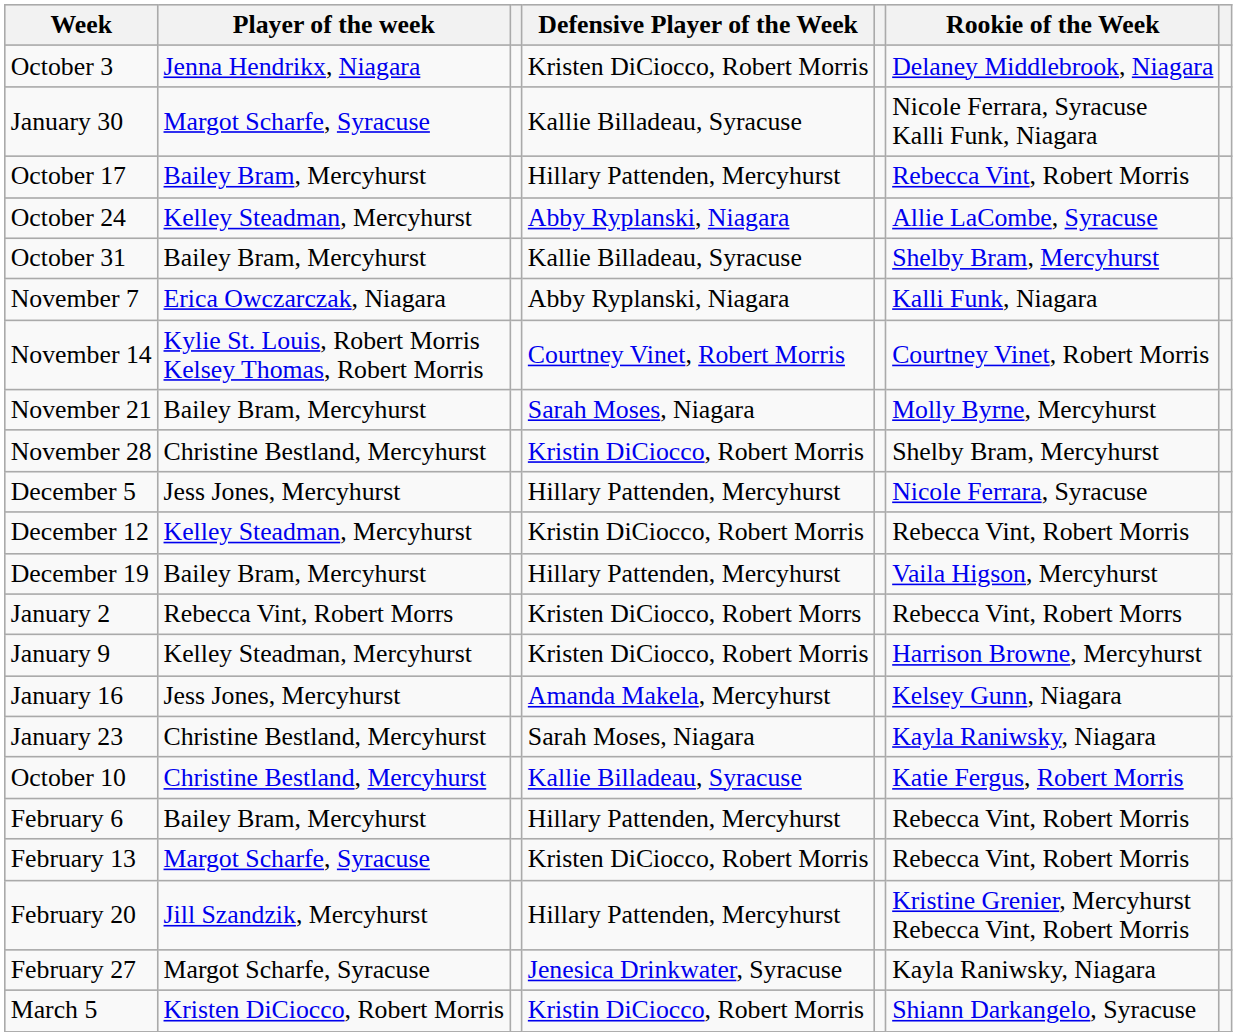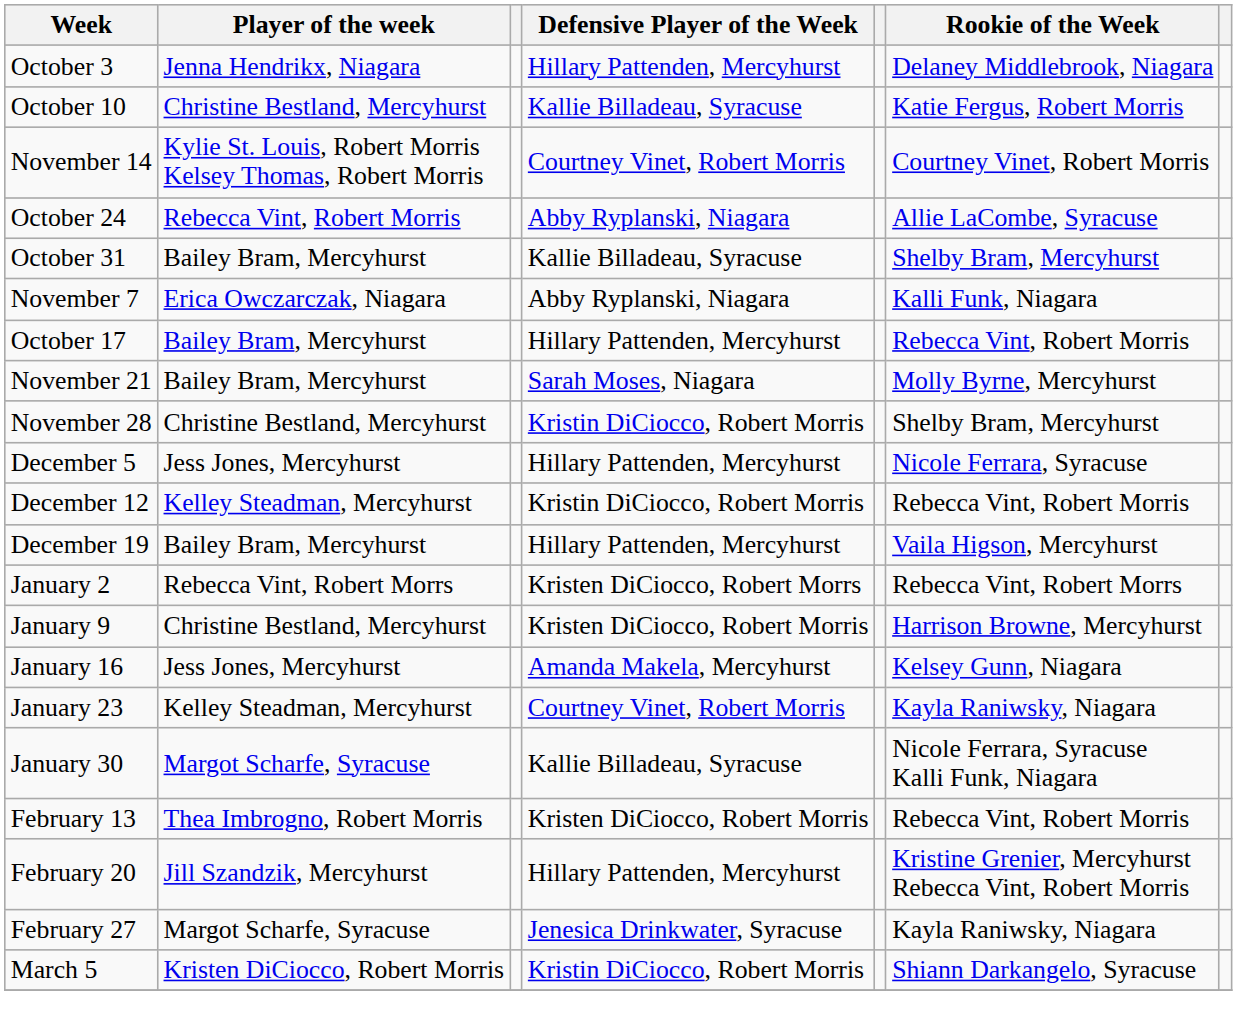(698, 65) Kristen DiCiocco, Robert Morris -> (684, 65) Hillary Pattenden, Mercyhurst
rows swapped: (68, 777) <-> (67, 121)
rows swapped: (68, 176) <-> (81, 354)
(318, 217) Kelley Steadman, Mercyhurst -> (312, 217) Rebecca Vint, Robert Morris
(318, 654) Kelley Steadman, Mercyhurst -> (325, 625) Christine Bestland, Mercyhurst
(325, 736) Christine Bestland, Mercyhurst -> (318, 707) Kelley Steadman, Mercyhurst
(641, 736) Sarah Moses, Niagara -> (686, 707) Courtney Vinet, Robert Morris
- row: (67, 818)
(297, 859) Margot Scharfe, Syracuse -> (323, 818) Thea Imbrogno, Robert Morris
